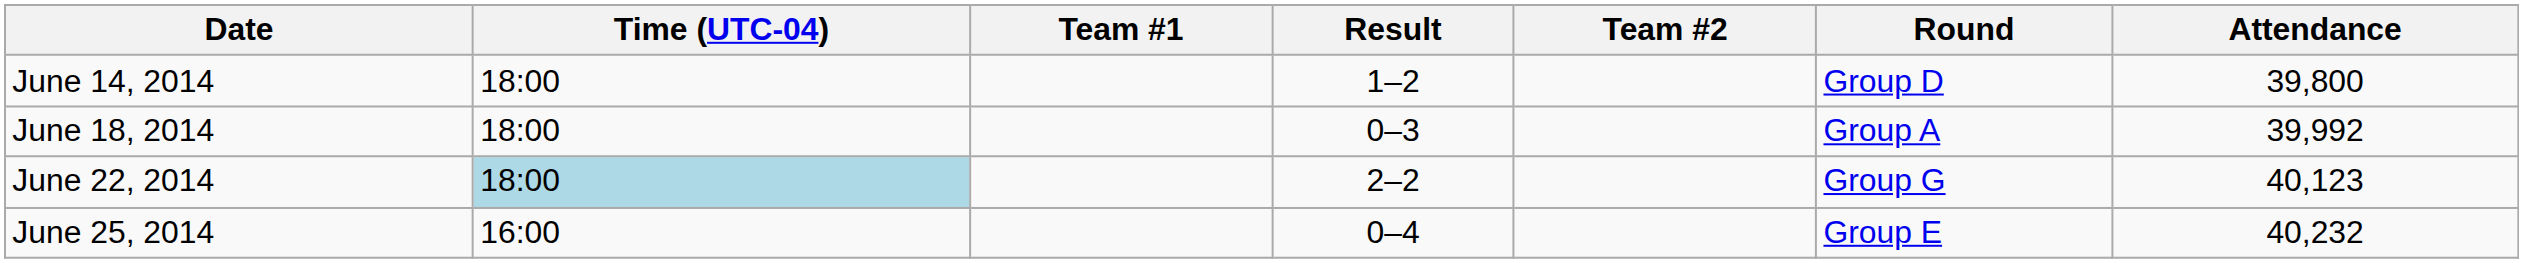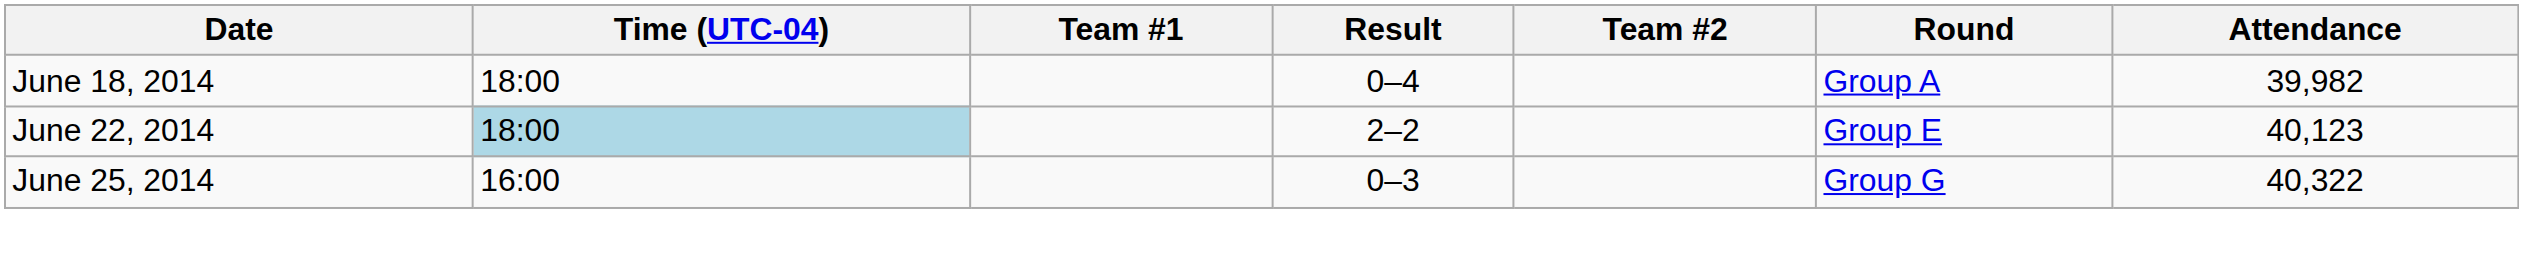- row: (113, 80)
(1393, 130) 0–3 -> (1393, 80) 0–4
(2315, 130) 39,992 -> (2315, 80) 39,982
(1885, 181) Group G -> (1883, 130) Group E
(1393, 231) 0–4 -> (1393, 181) 0–3
(1883, 231) Group E -> (1885, 181) Group G
(2315, 231) 40,232 -> (2315, 181) 40,322
